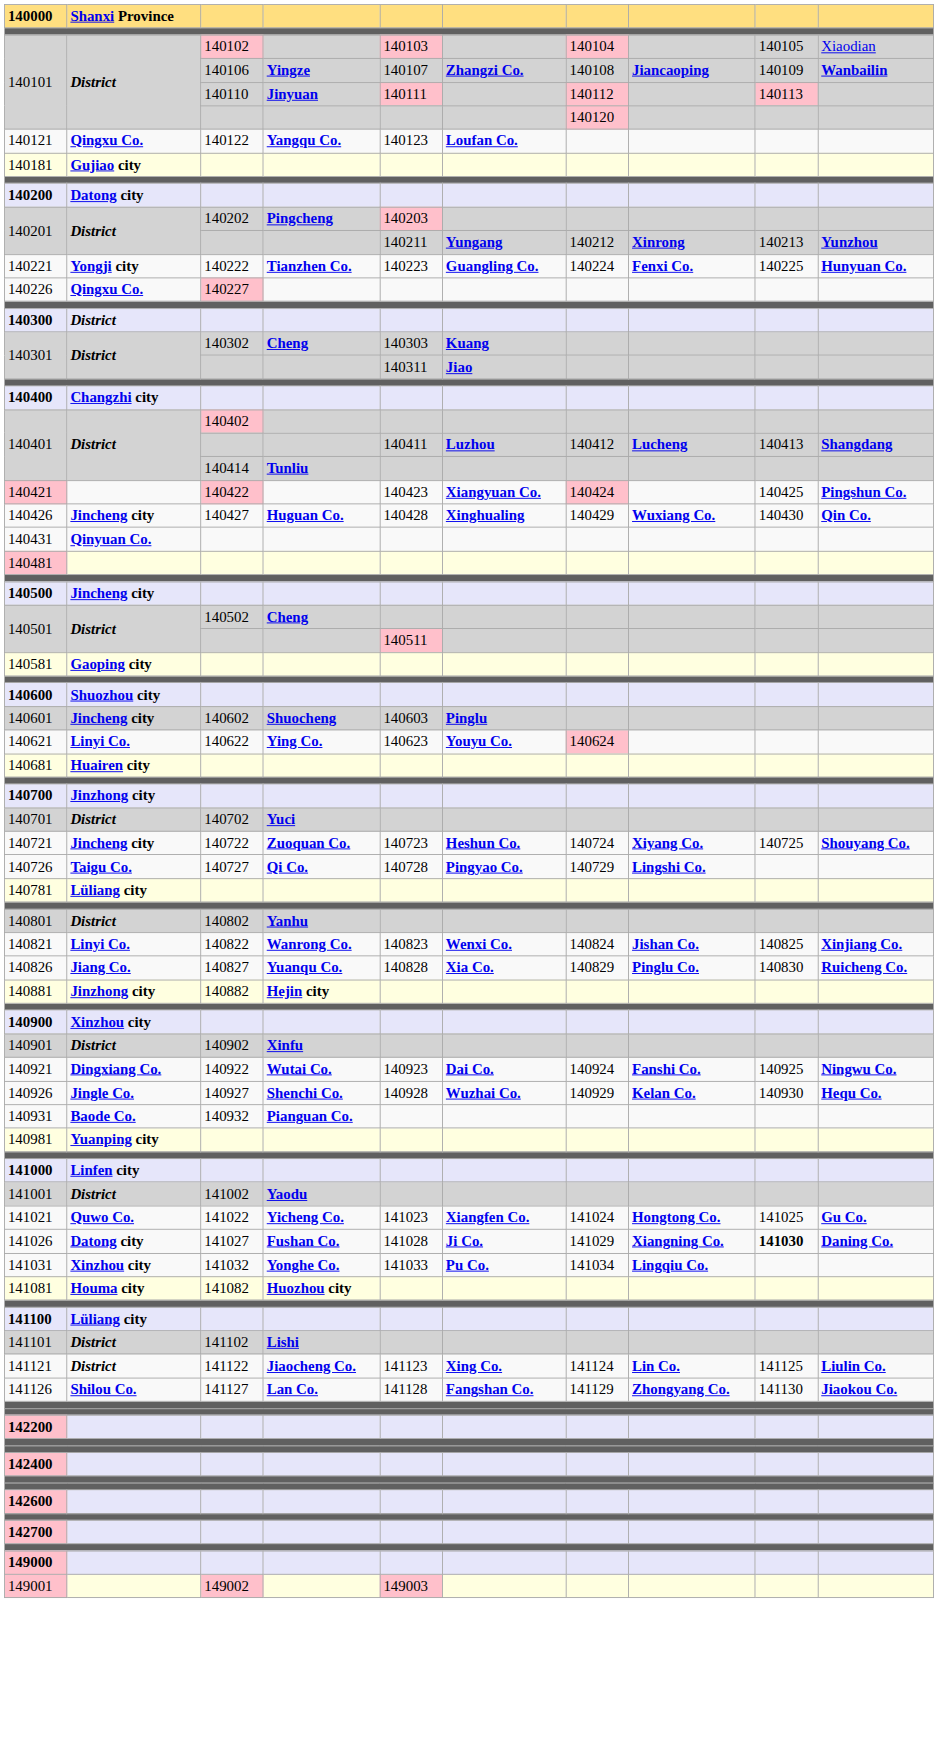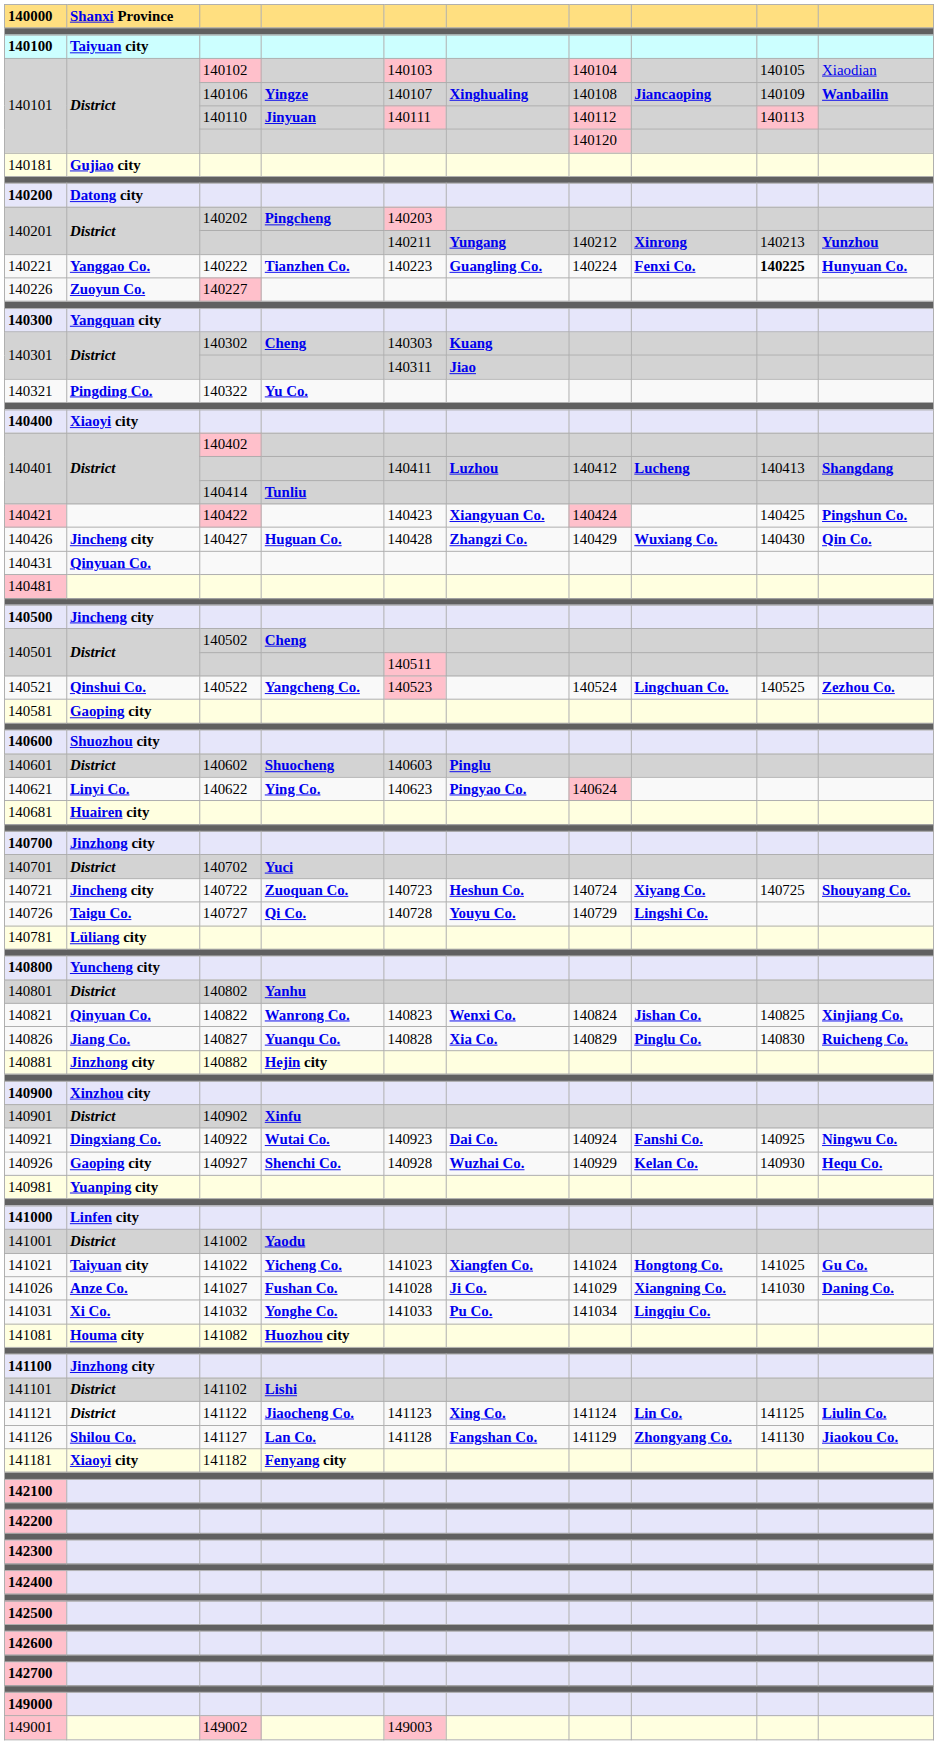+ row: (30, 46)
(485, 70) Zhangzi Co. -> (489, 93) Xinghualing
- row: (30, 141)
(104, 266) Yongji city -> (110, 266) Yanggao Co.
(781, 266) normal -> (782, 266) bold
(107, 289) Qingxu Co. -> (108, 289) Zuoyun Co.
(93, 320) District -> (116, 320) Yangquan city
+ row: (30, 390)
(114, 397) Changzhi city -> (104, 421) Xiaoyi city
(485, 515) Xinghualing -> (488, 539) Zhangzi Co.
+ row: (30, 687)
(112, 718) Jincheng city -> (93, 765) District
(479, 741) Youyu Co. -> (488, 789) Pingyao Co.
(484, 866) Pingyao Co. -> (483, 913) Youyu Co.
+ row: (30, 967)
(100, 944) Linyi Co. -> (110, 1015) Qinyuan Co.
(102, 1092) Jingle Co. -> (111, 1163) Gaoping city
- row: (30, 1116)
(102, 1217) Quwo Co. -> (109, 1264) Taiyuan city
(107, 1241) Datong city -> (99, 1288) Anze Co.
(781, 1241) bold -> (782, 1288) normal
(111, 1264) Xinzhou city -> (90, 1312) Xi Co.
(109, 1318) Lüliang city -> (112, 1366) Jinzhong city
+ row: (30, 1460)
+ row: (30, 1490)
+ row: (30, 1551)
+ row: (30, 1612)
